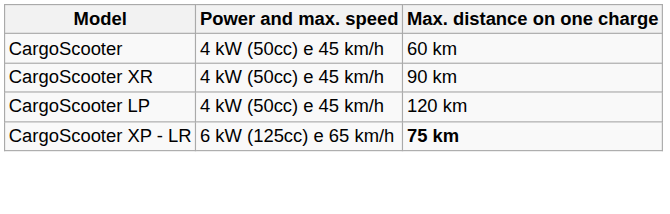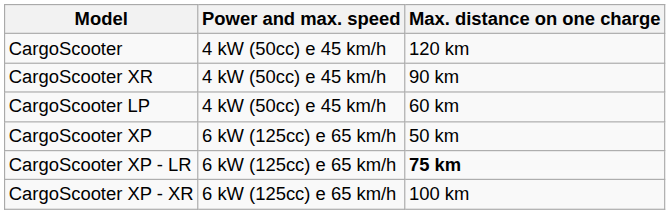(432, 48) 60 km -> (439, 48) 120 km
(437, 106) 120 km -> (434, 106) 60 km
+ row: (80, 135)
+ row: (101, 194)
